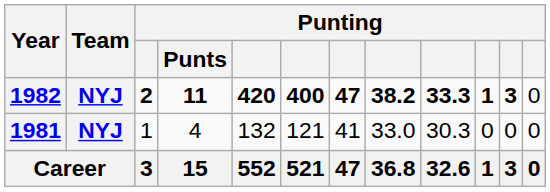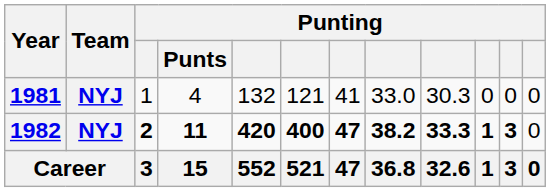rows swapped: (35, 131) <-> (35, 95)
